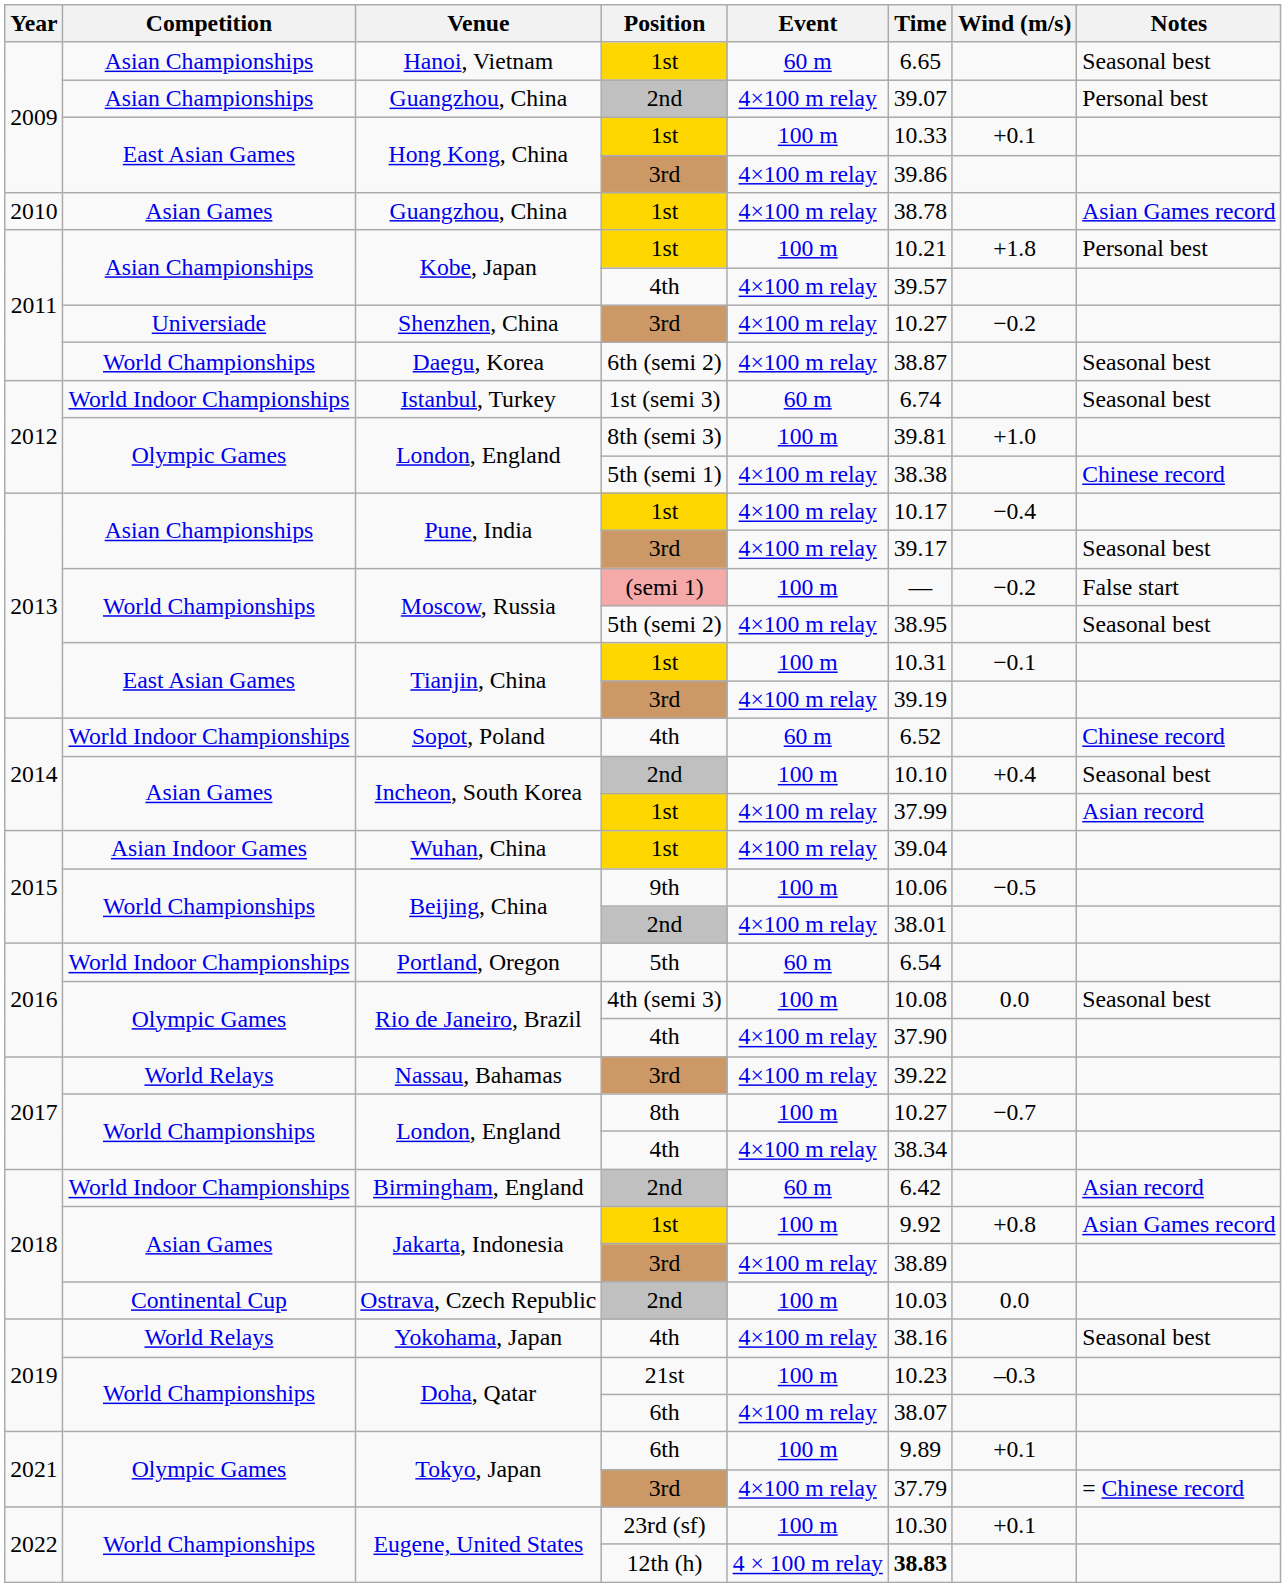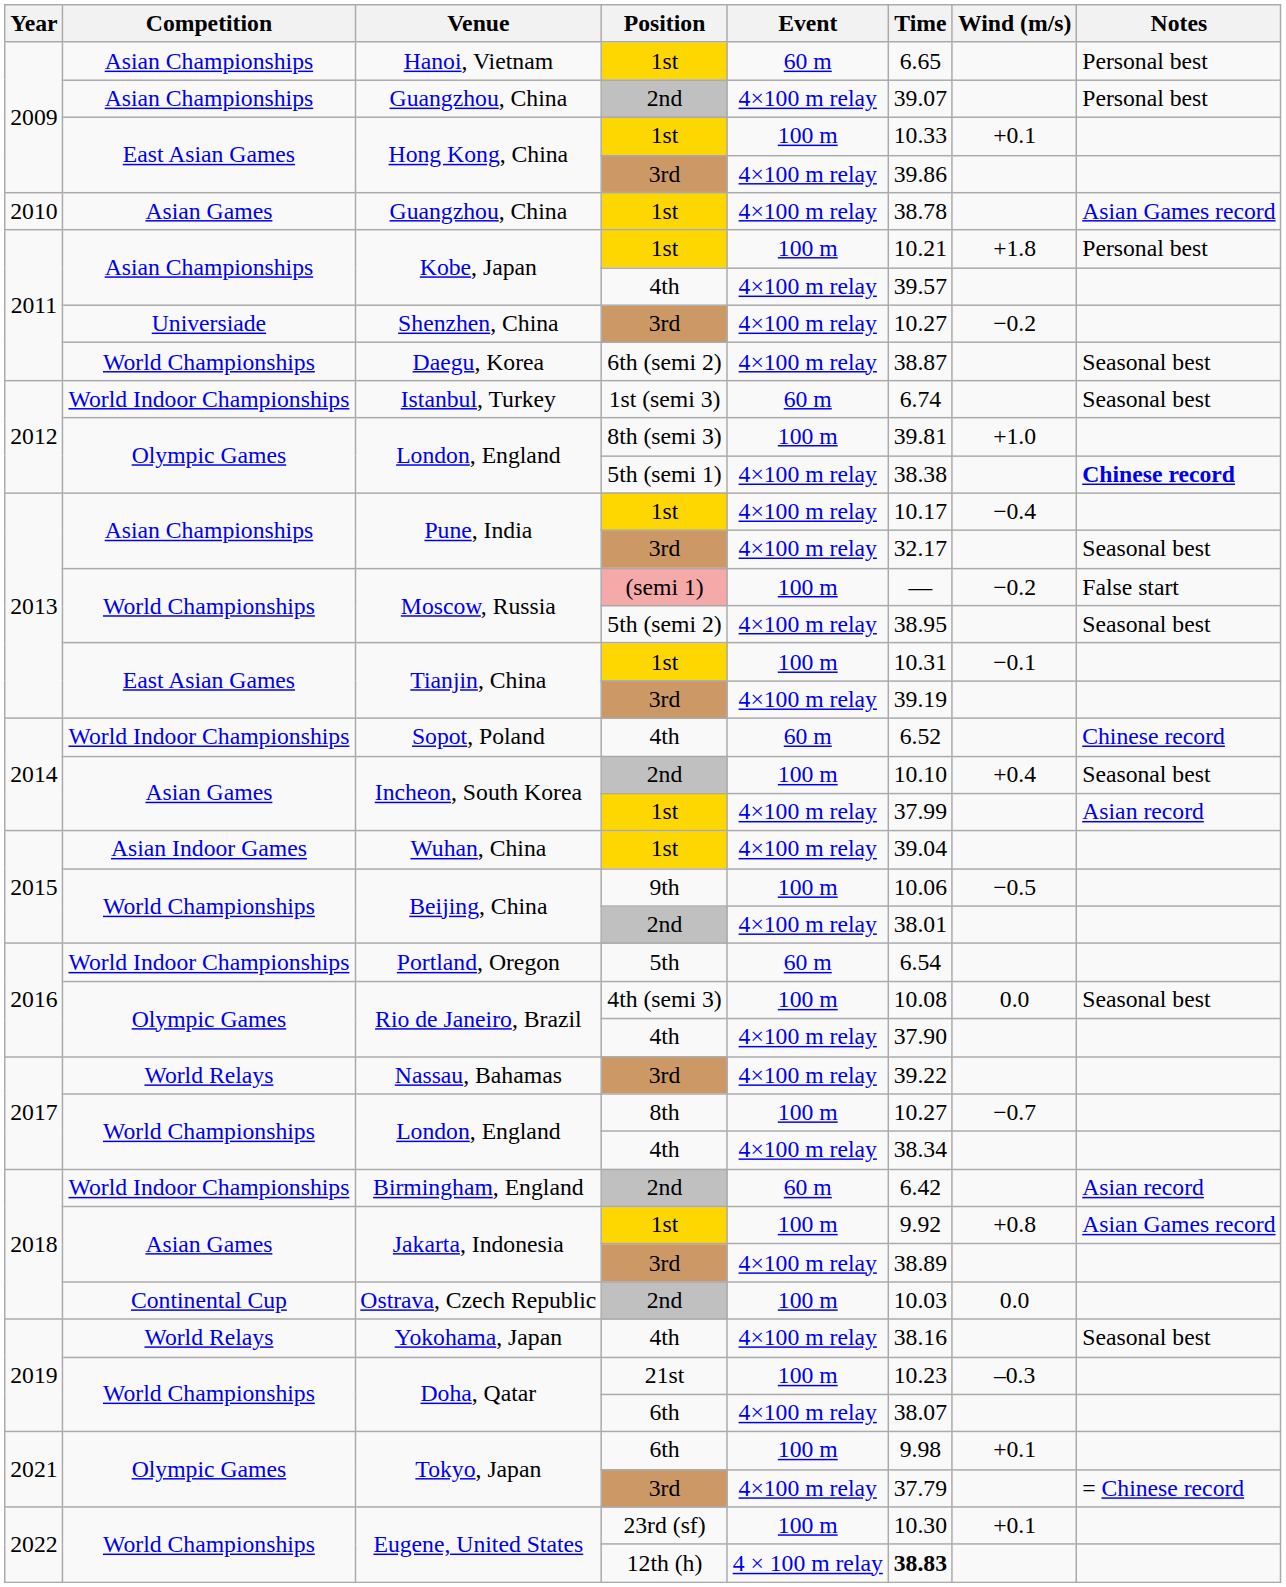(1146, 60) Seasonal best -> (1145, 60) Personal best
(1154, 473) normal -> (1159, 473) bold
(920, 549) 39.17 -> (920, 549) 32.17
(920, 1450) 9.89 -> (920, 1450) 9.98
